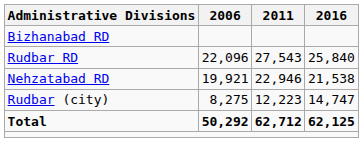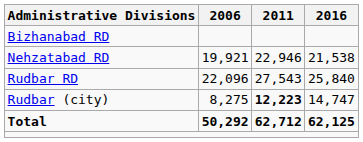rows swapped: (58, 79) <-> (43, 57)
(278, 100) normal -> (278, 100) bold
